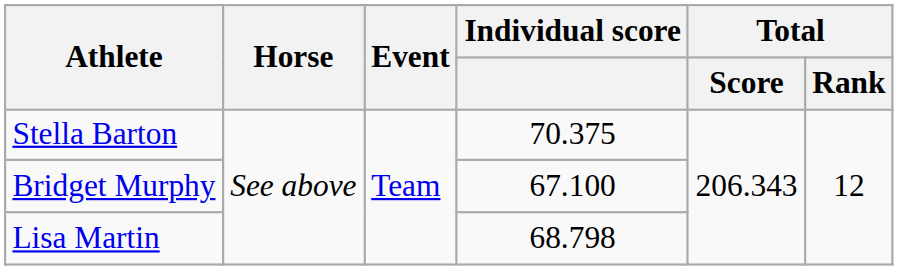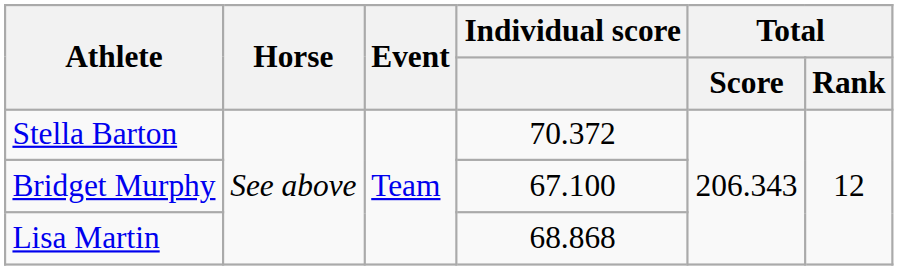(573, 134) 70.375 -> (573, 134) 70.372
(573, 237) 68.798 -> (573, 237) 68.868
